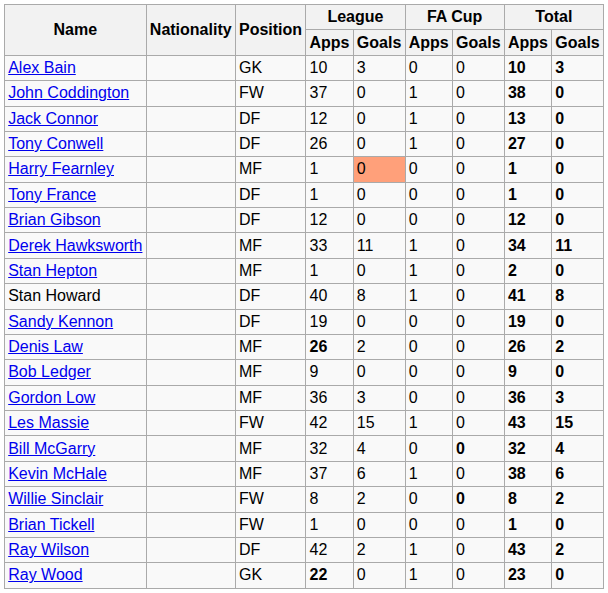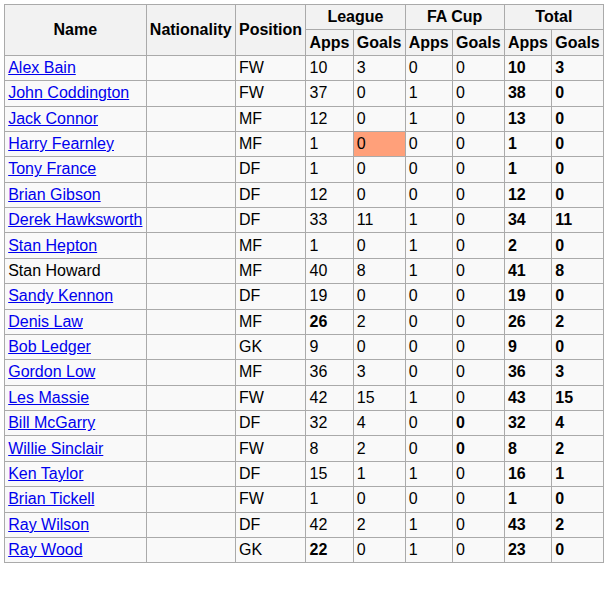(251, 67) GK -> (251, 67) FW
(250, 118) DF -> (251, 118) MF
- row: (56, 144)
(251, 245) MF -> (250, 220) DF
(250, 296) DF -> (251, 270) MF
(251, 372) MF -> (251, 347) GK
(251, 448) MF -> (250, 423) DF
- row: (58, 473)
+ row: (46, 473)
